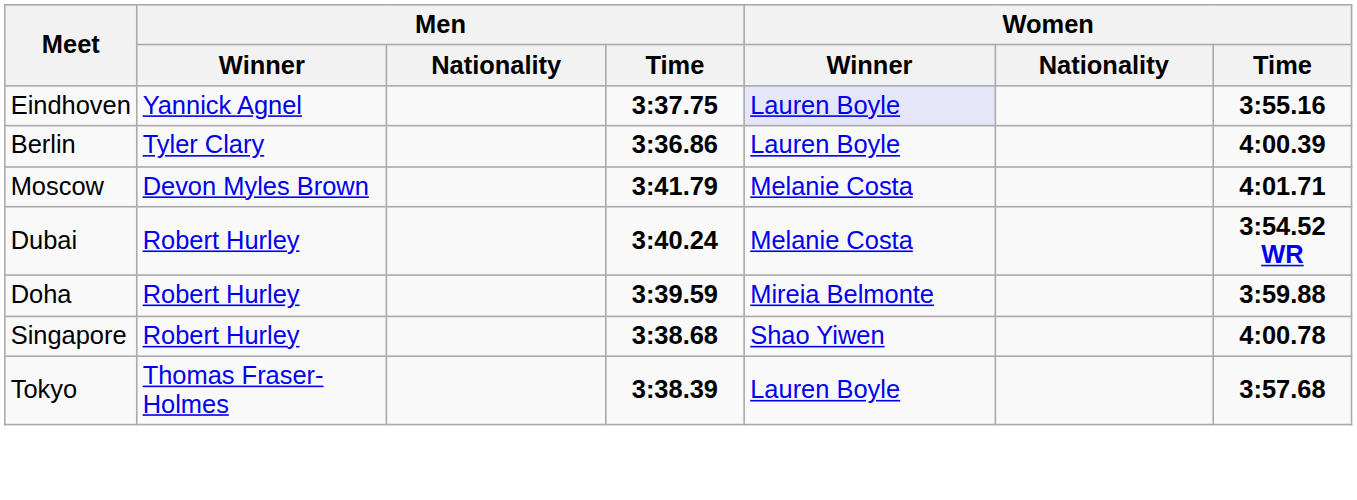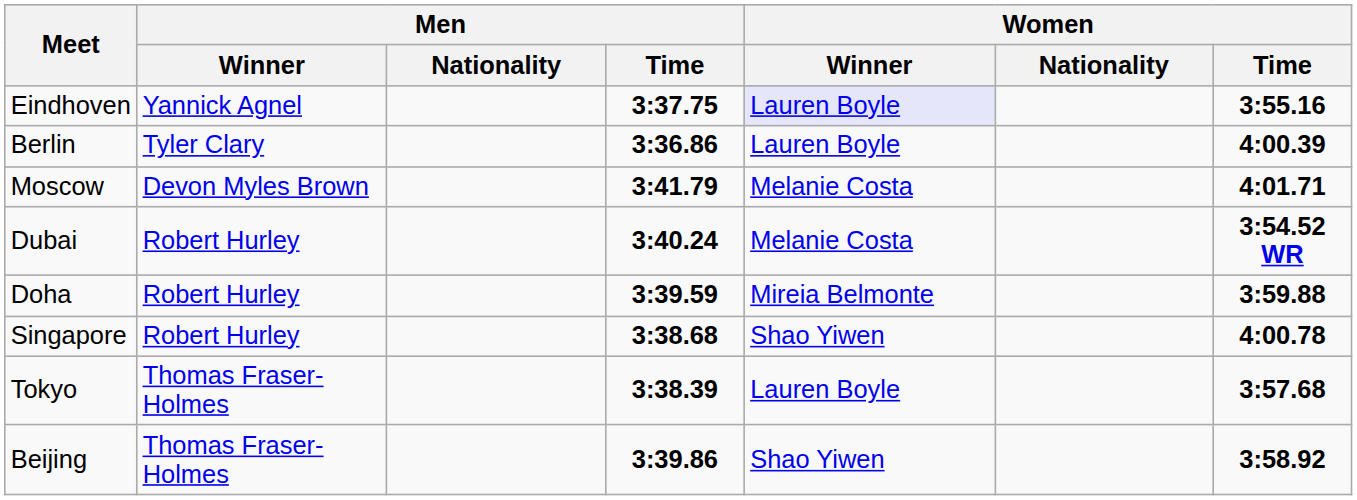+ row: (49, 459)
